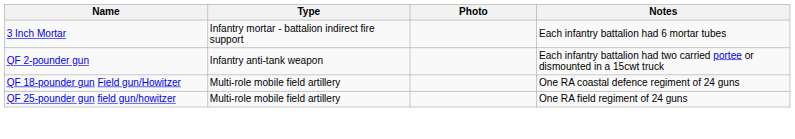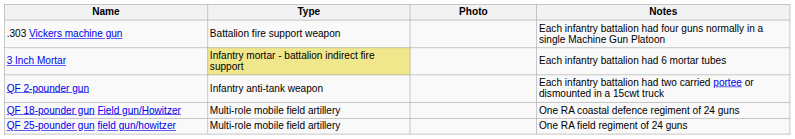+ row: (65, 34)
(292, 34) no background -> (292, 61) khaki background
